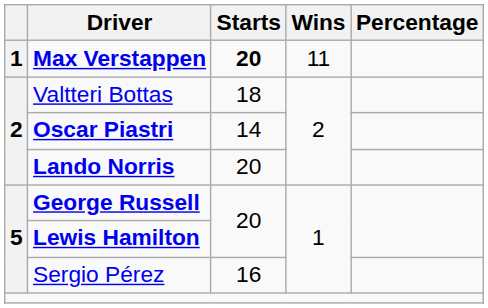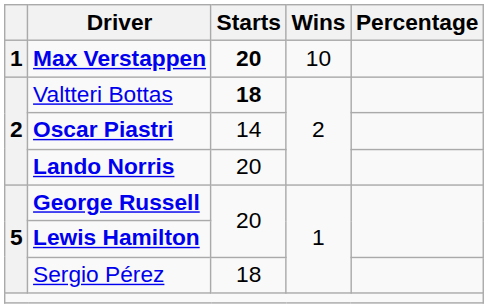(318, 58) 11 -> (318, 58) 10
(249, 94) normal -> (249, 94) bold
(249, 274) 16 -> (249, 274) 18
